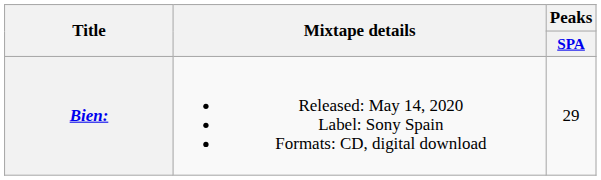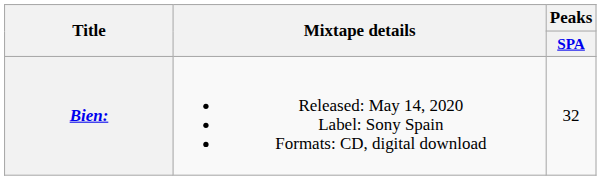(571, 115) 29 -> (571, 115) 32
